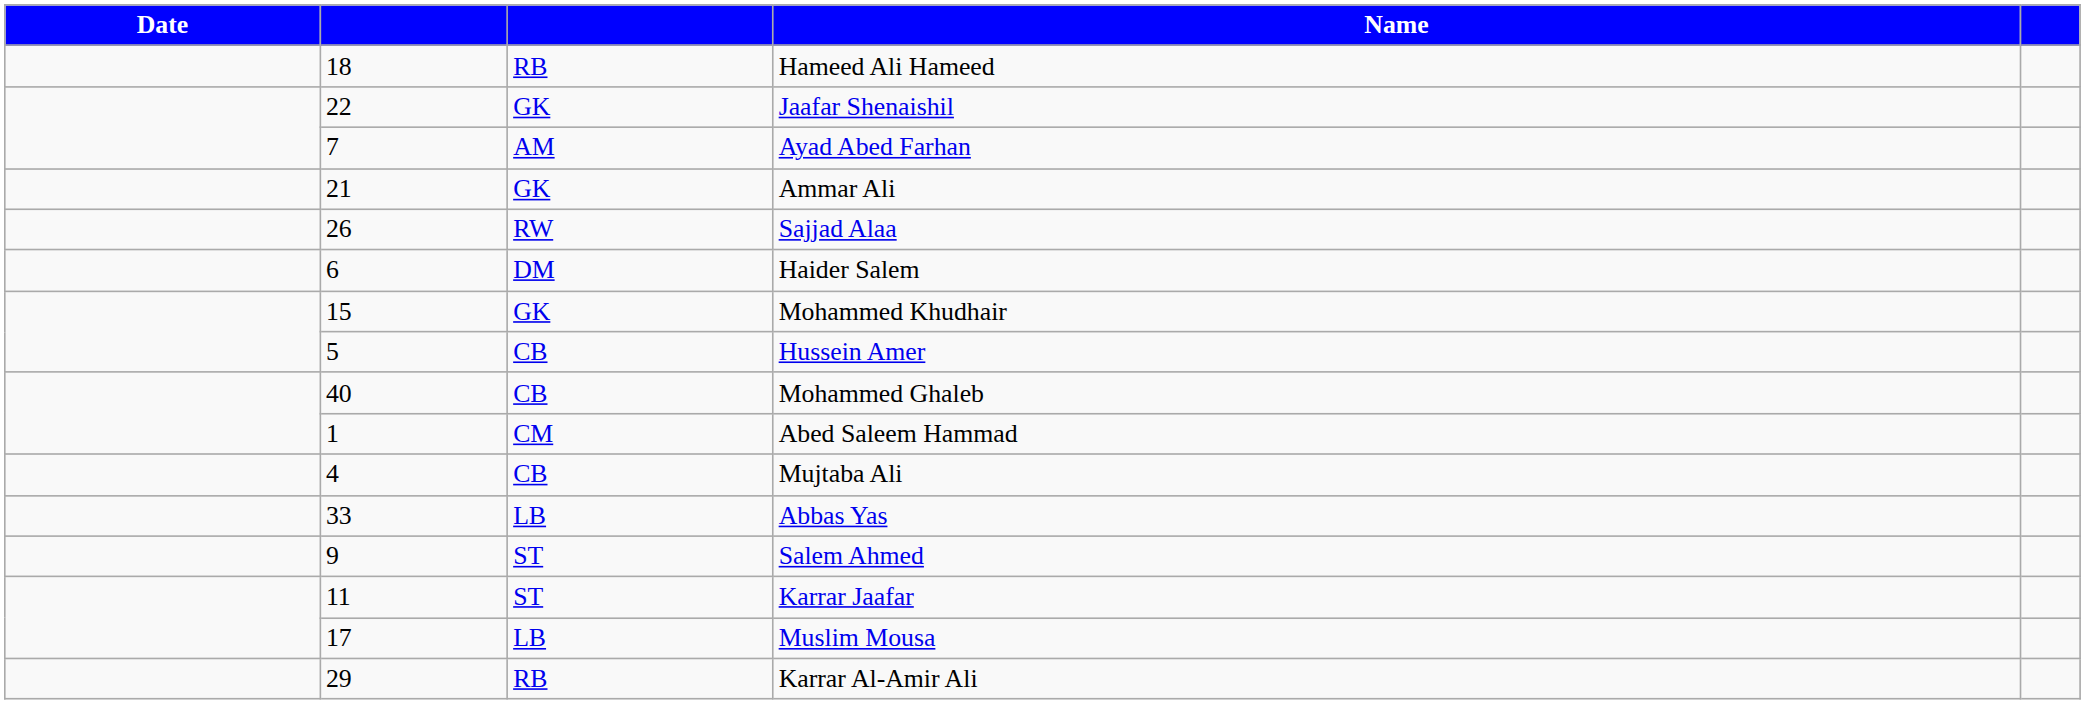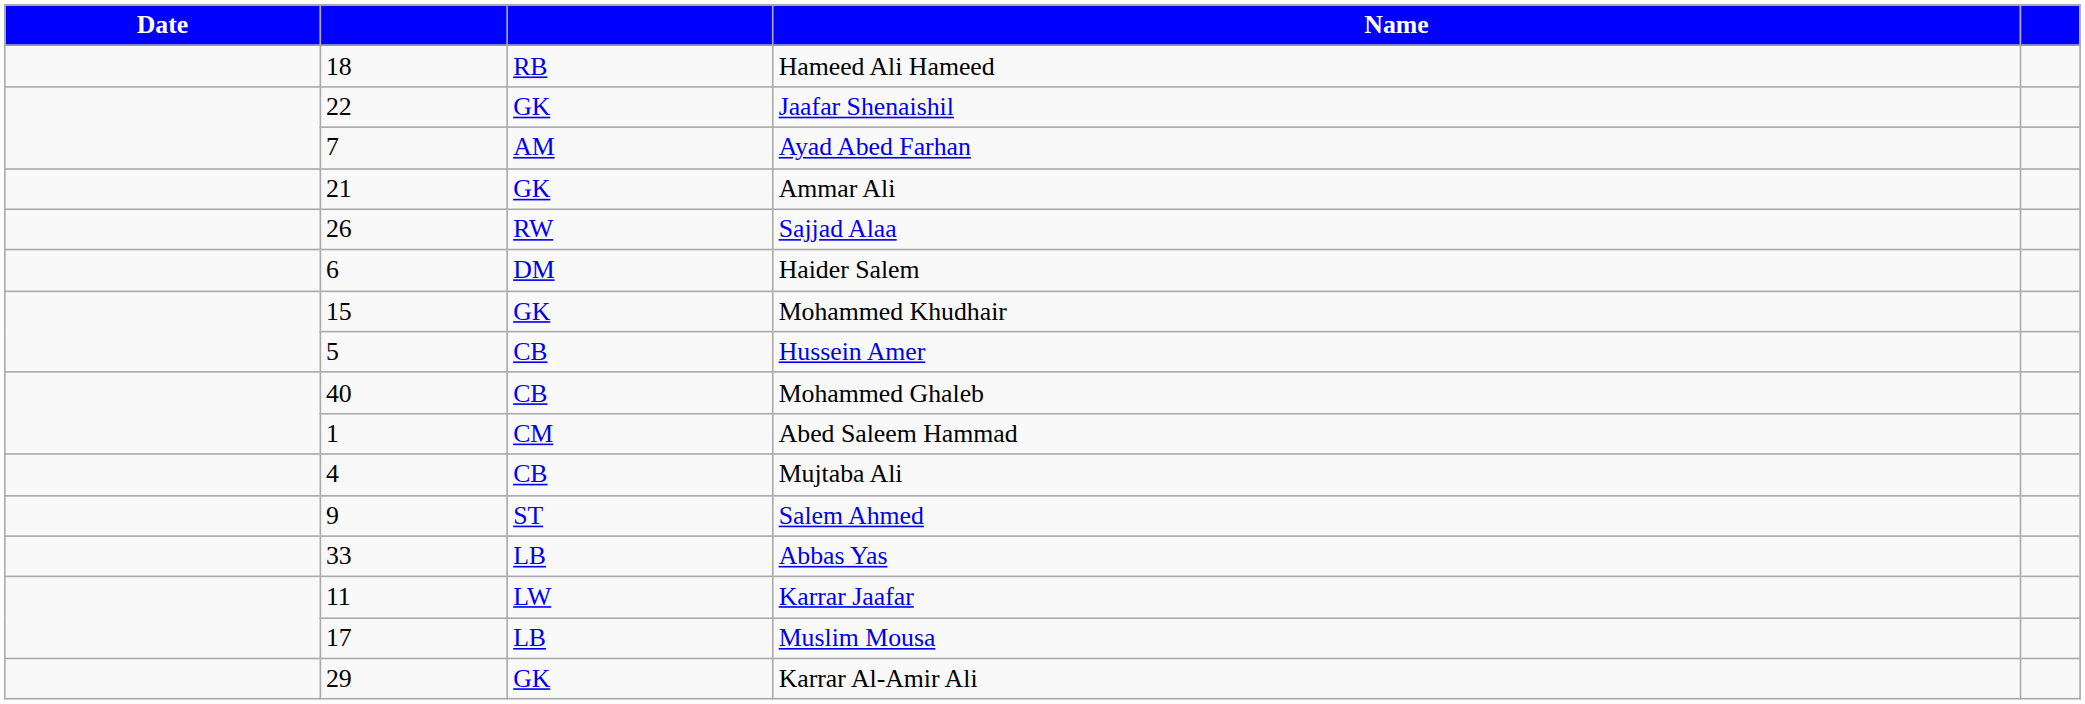rows swapped: (833, 515) <-> (851, 556)
(528, 596) ST -> (532, 596) LW
(530, 678) RB -> (532, 678) GK
